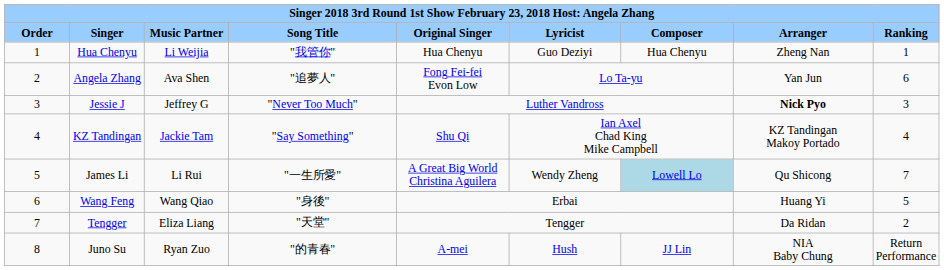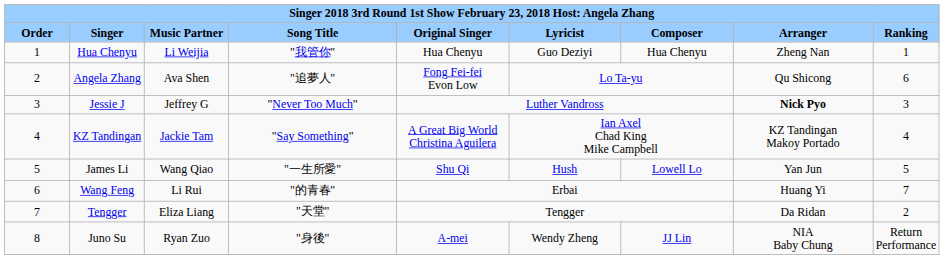(803, 79) Yan Jun -> (803, 79) Qu Shicong
(453, 136) Shu Qi -> (453, 136) A Great Big World Christina Aguilera
(187, 175) Li Rui -> (187, 169) Wang Qiao
(453, 175) A Great Big World Christina Aguilera -> (453, 169) Shu Qi
(565, 175) Wendy Zheng -> (565, 169) Hush
(677, 175) lightblue background -> (677, 169) no background
(803, 175) Qu Shicong -> (803, 169) Yan Jun
(906, 175) 7 -> (906, 169) 5
(187, 201) Wang Qiao -> (187, 190) Li Rui
(313, 201) "身後" -> (313, 190) "的青春"
(906, 201) 5 -> (906, 190) 7
(313, 249) "的青春" -> (313, 238) "身後"
(565, 249) Hush -> (565, 238) Wendy Zheng
